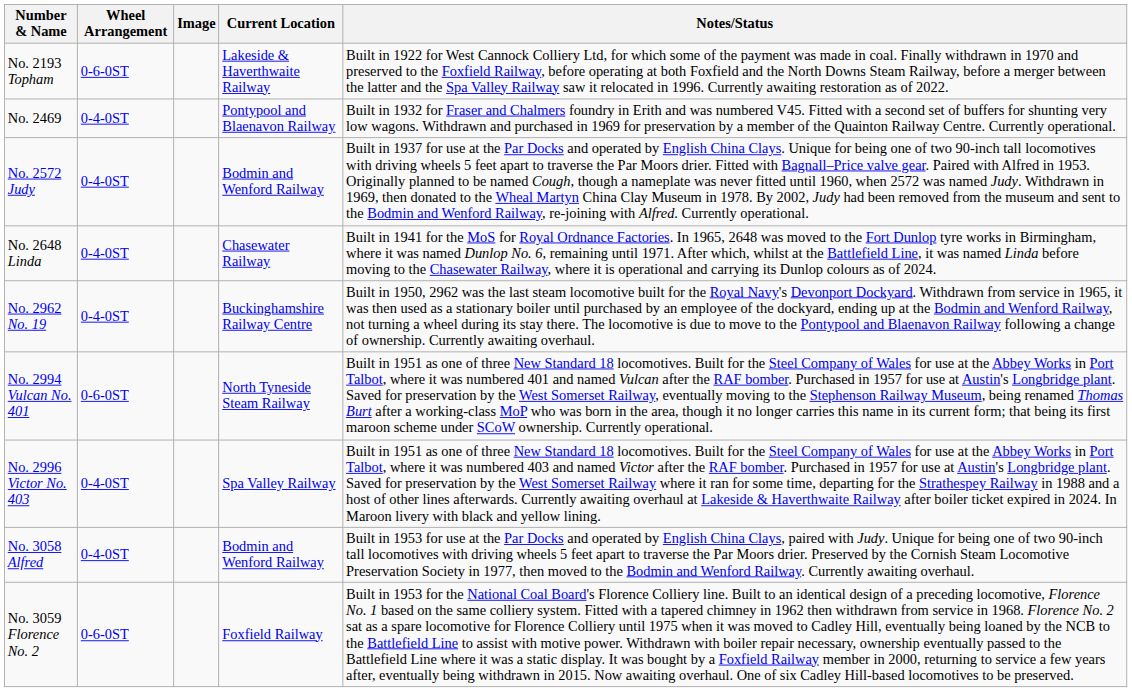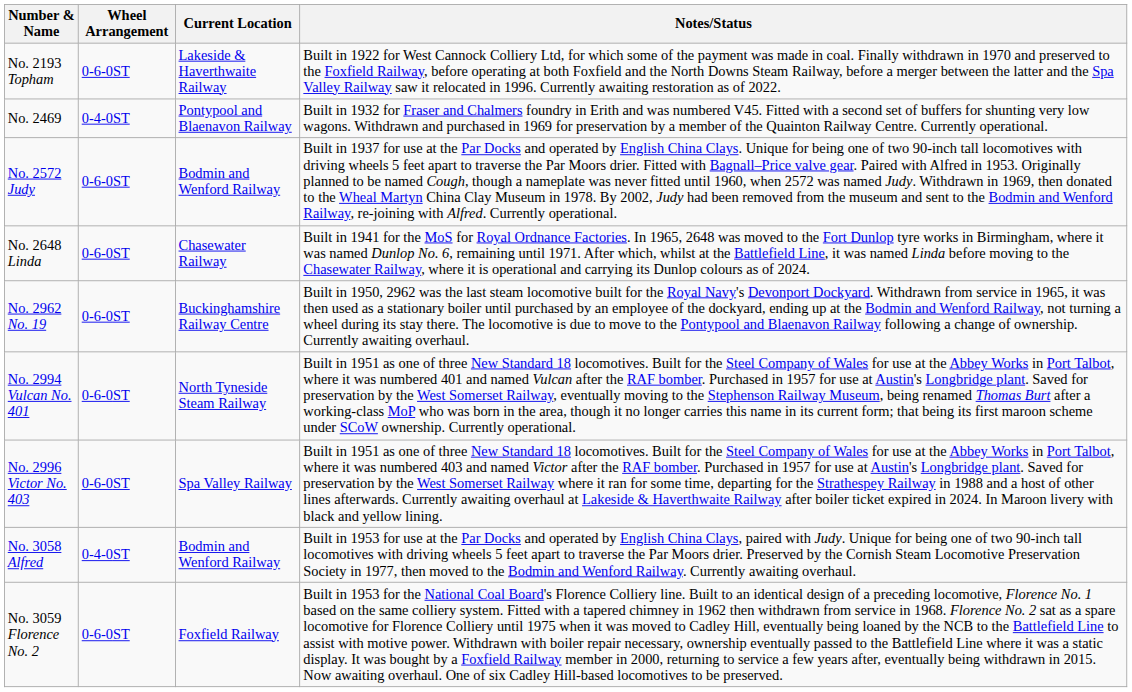- column: (196, 24)
(105, 181) 0-4-0ST -> (106, 181) 0-6-0ST
(105, 253) 0-4-0ST -> (106, 253) 0-6-0ST
(105, 316) 0-4-0ST -> (106, 316) 0-6-0ST
(105, 483) 0-4-0ST -> (106, 483) 0-6-0ST
